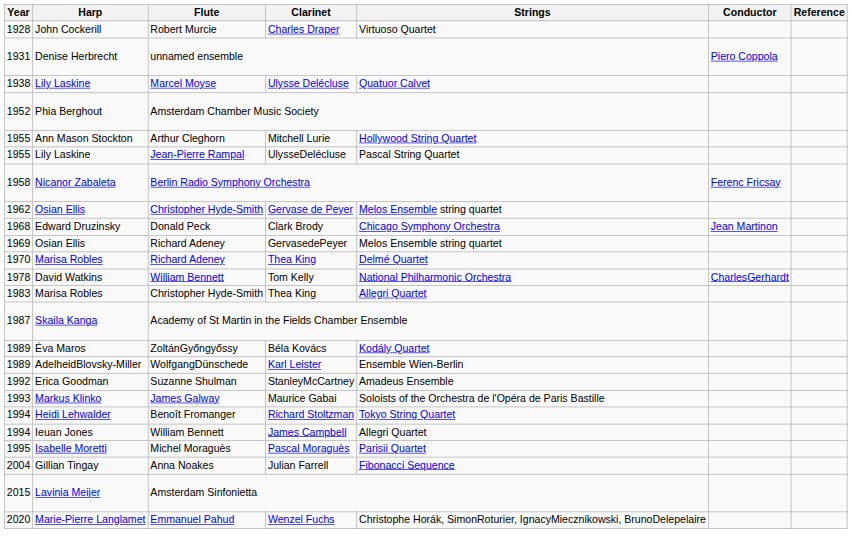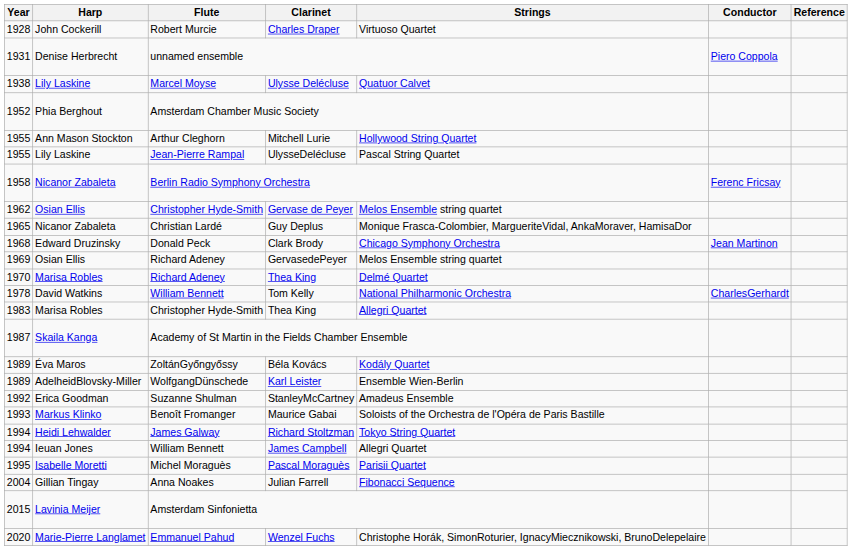+ row: (19, 226)
(185, 398) James Galway -> (193, 415) Benoît Fromanger
(193, 415) Benoît Fromanger -> (185, 432) James Galway
